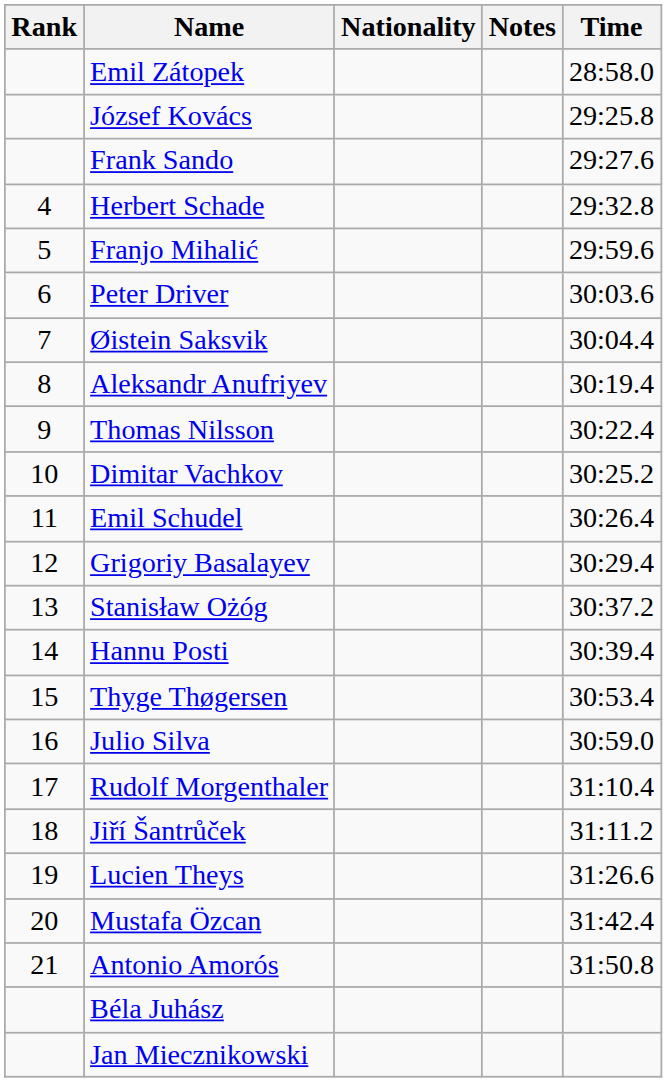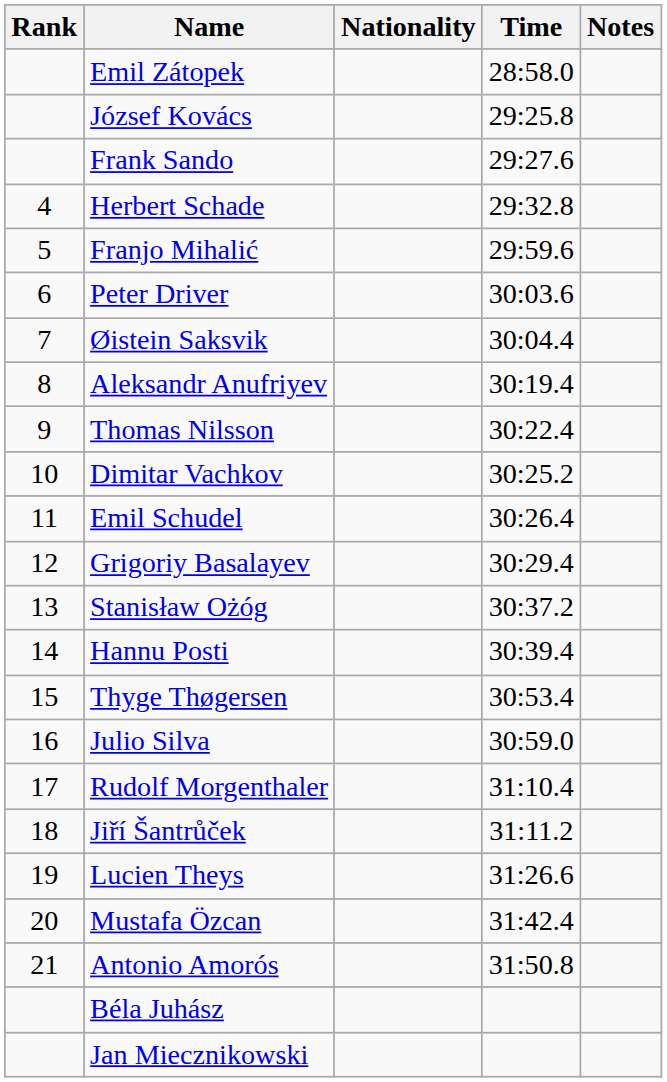columns swapped: (612, 26) <-> (522, 26)
